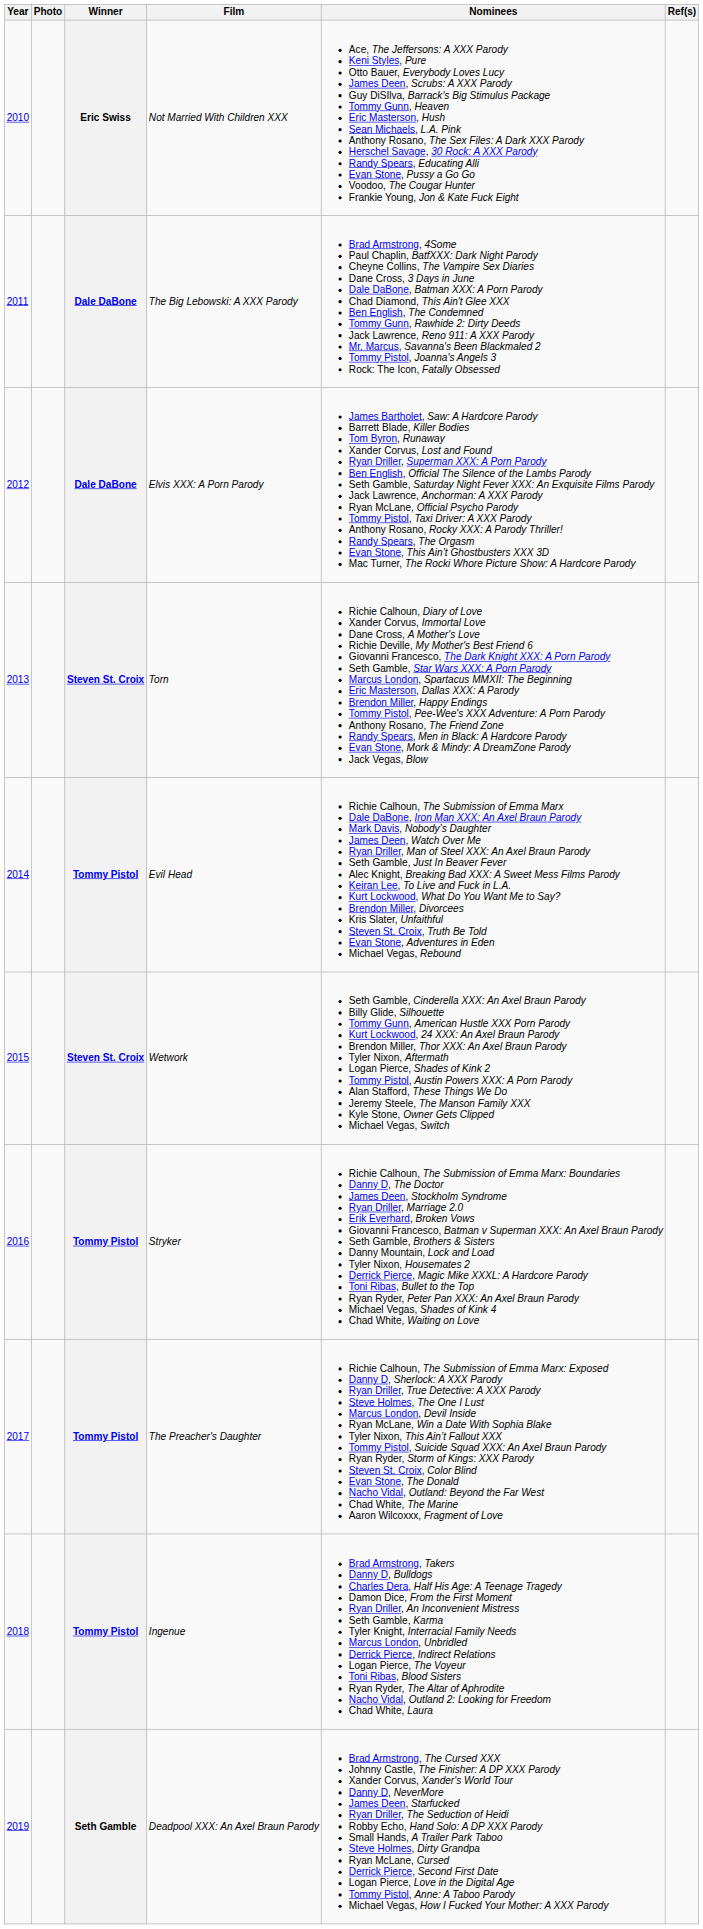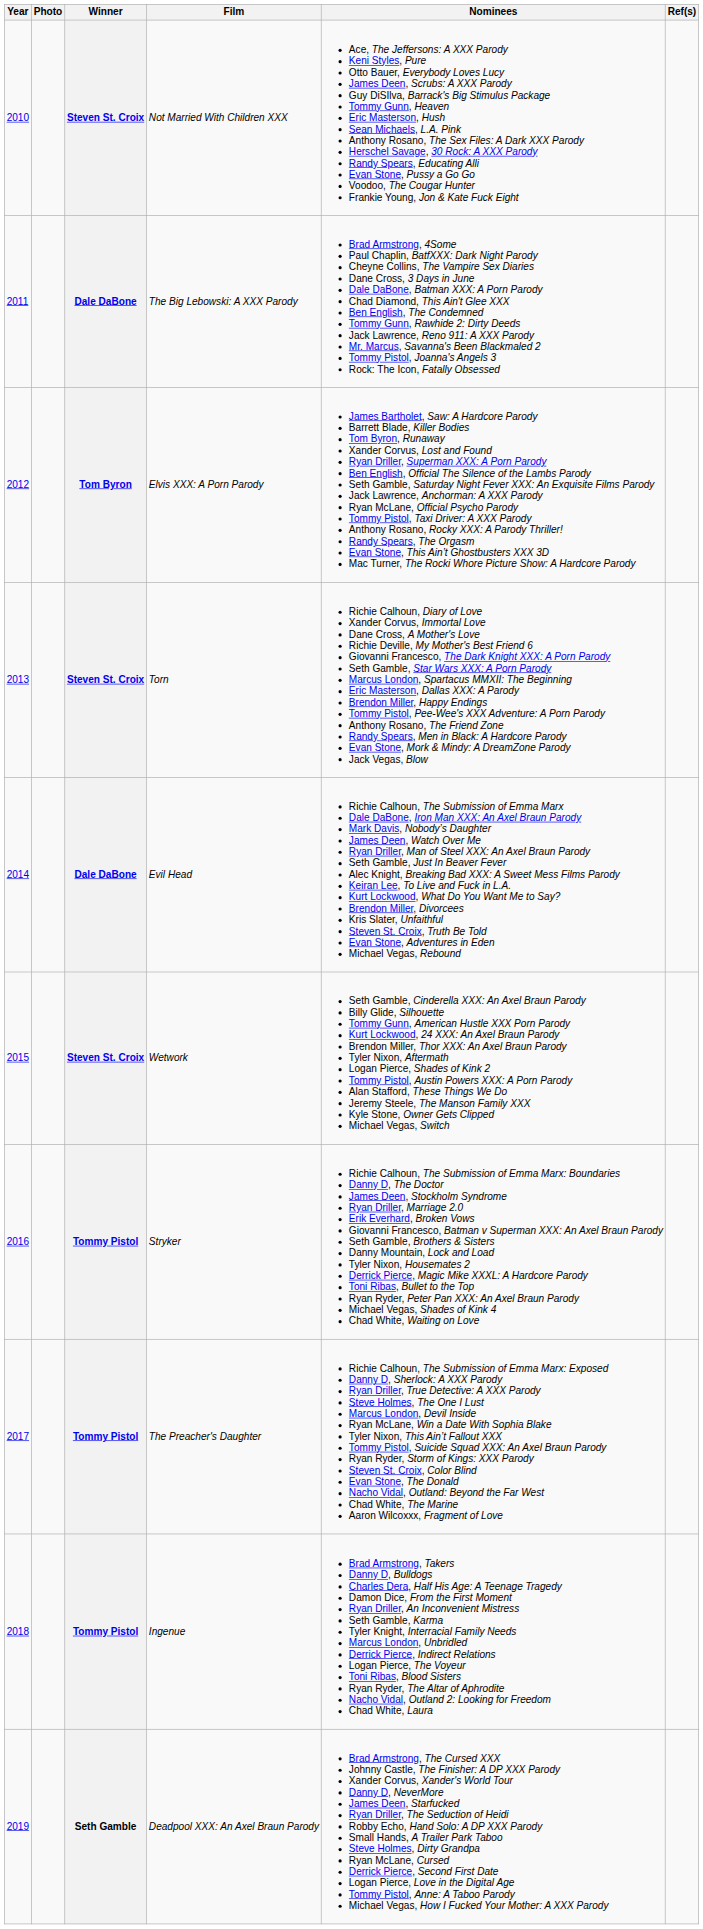(106, 117) Eric Swiss -> (106, 117) Steven St. Croix
(106, 485) Dale DaBone -> (106, 485) Tom Byron
(106, 874) Tommy Pistol -> (106, 874) Dale DaBone
